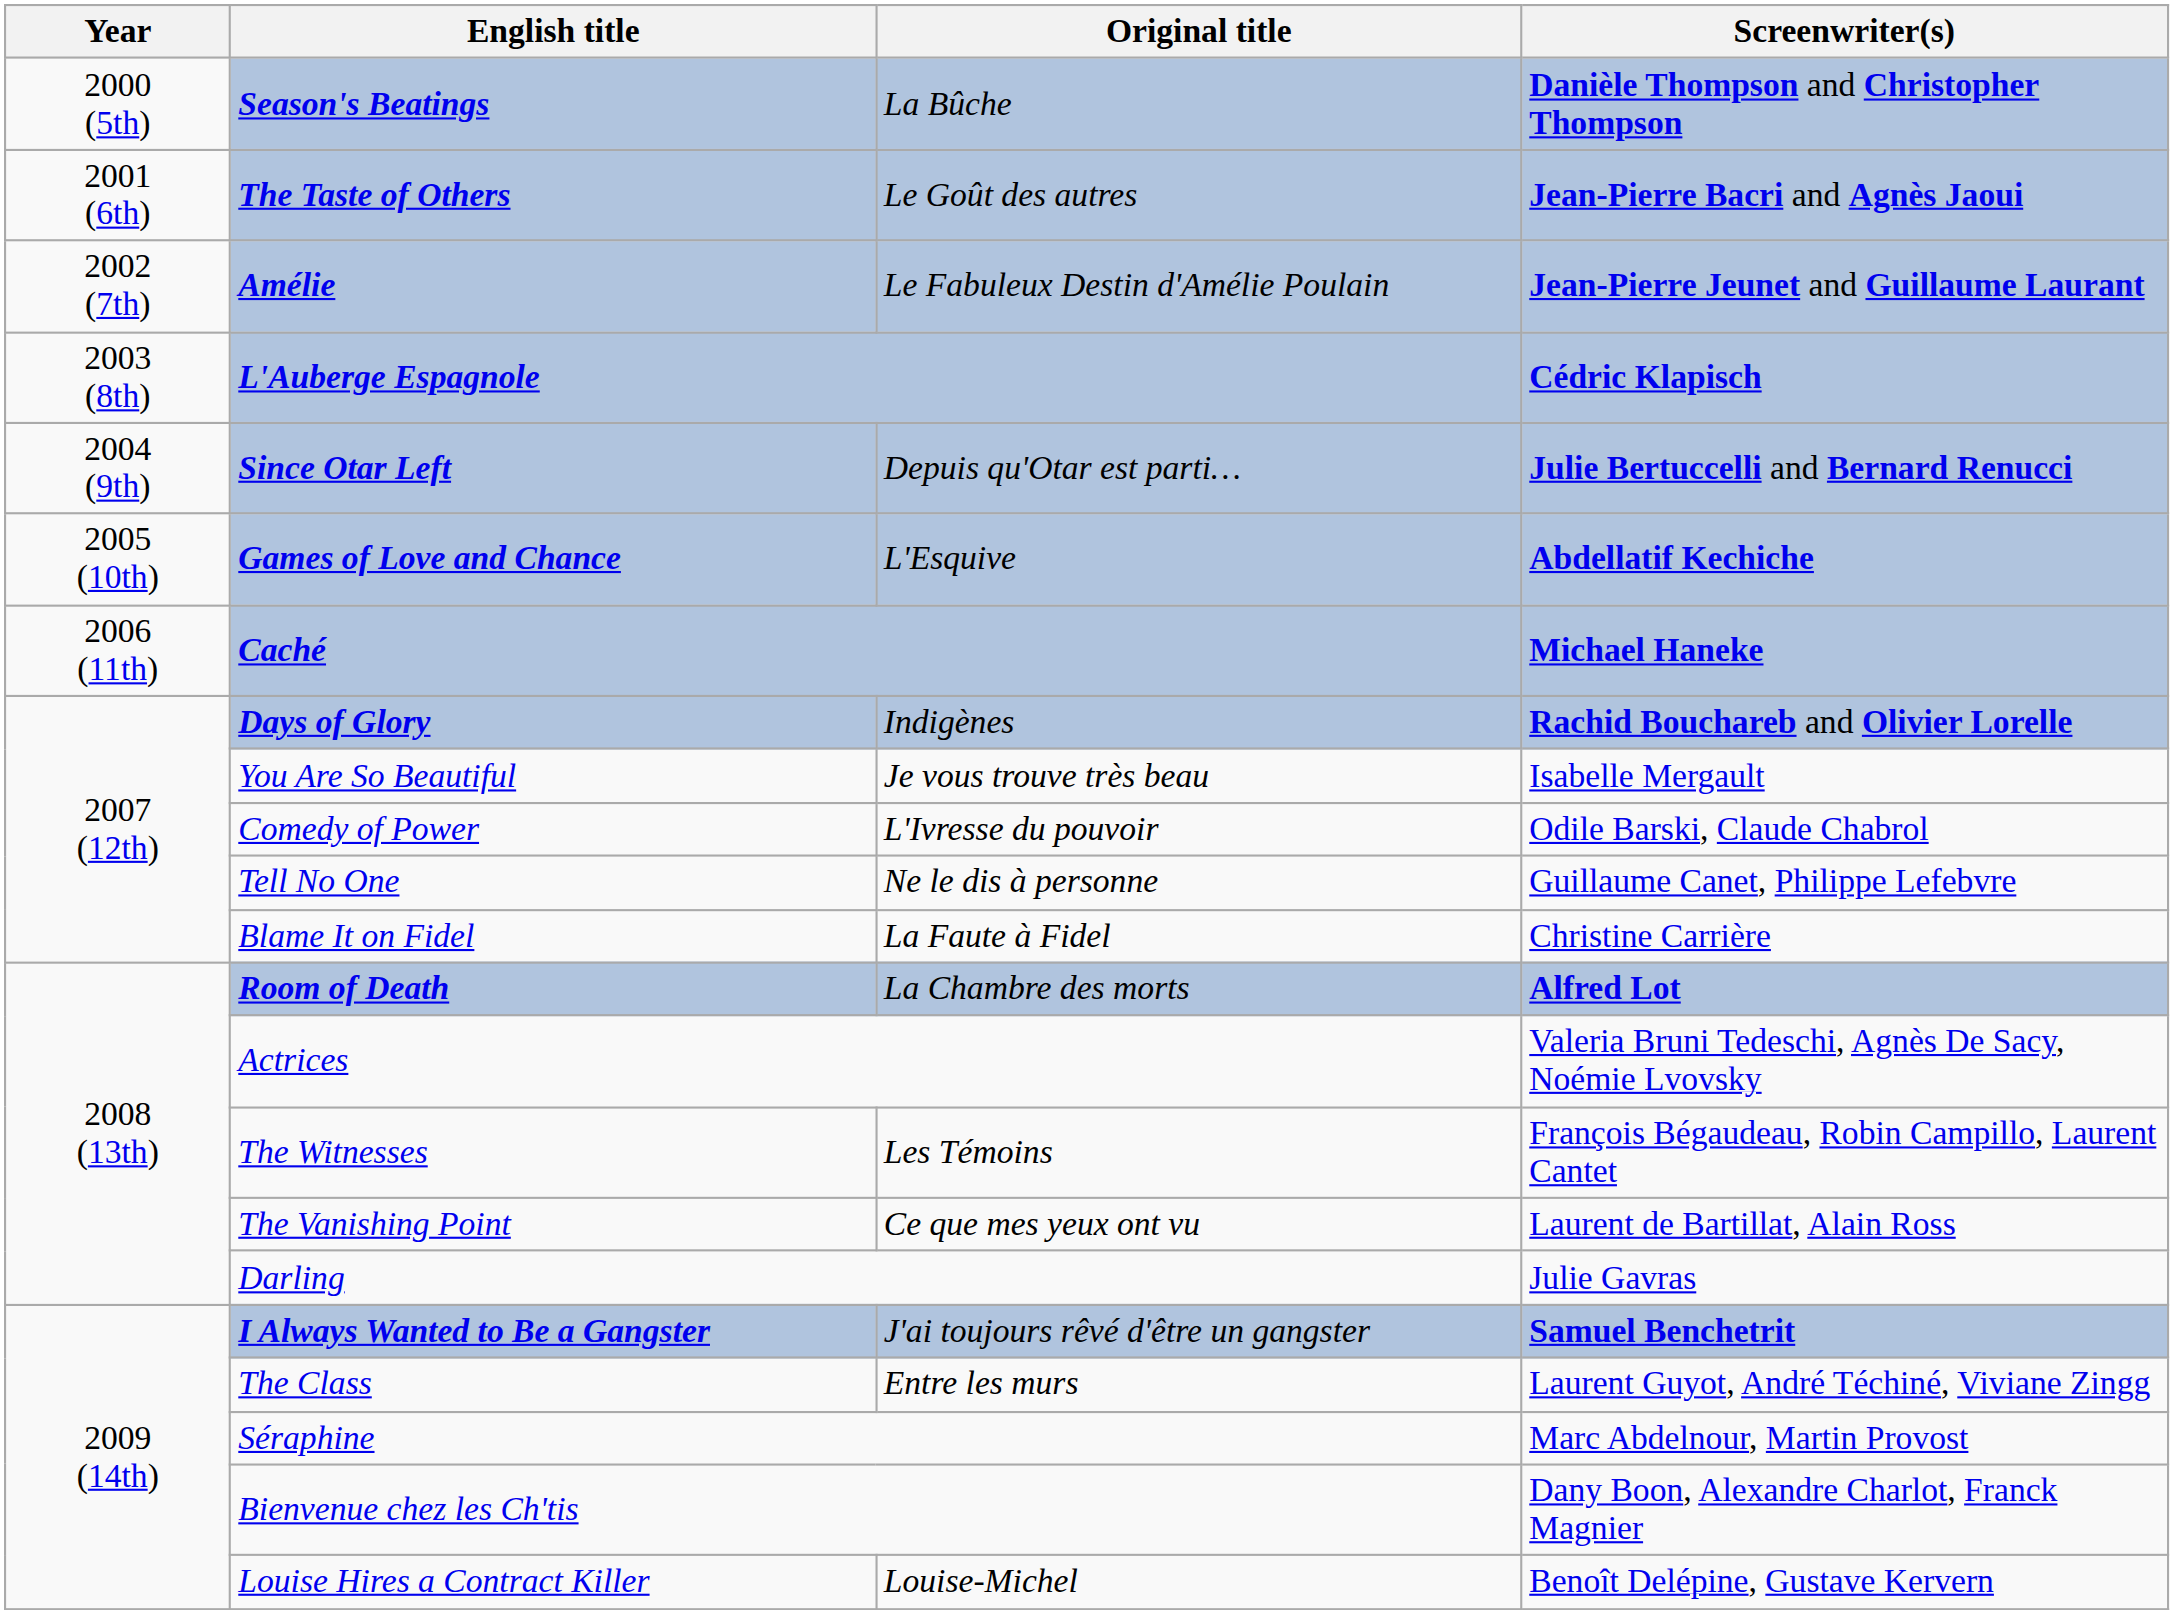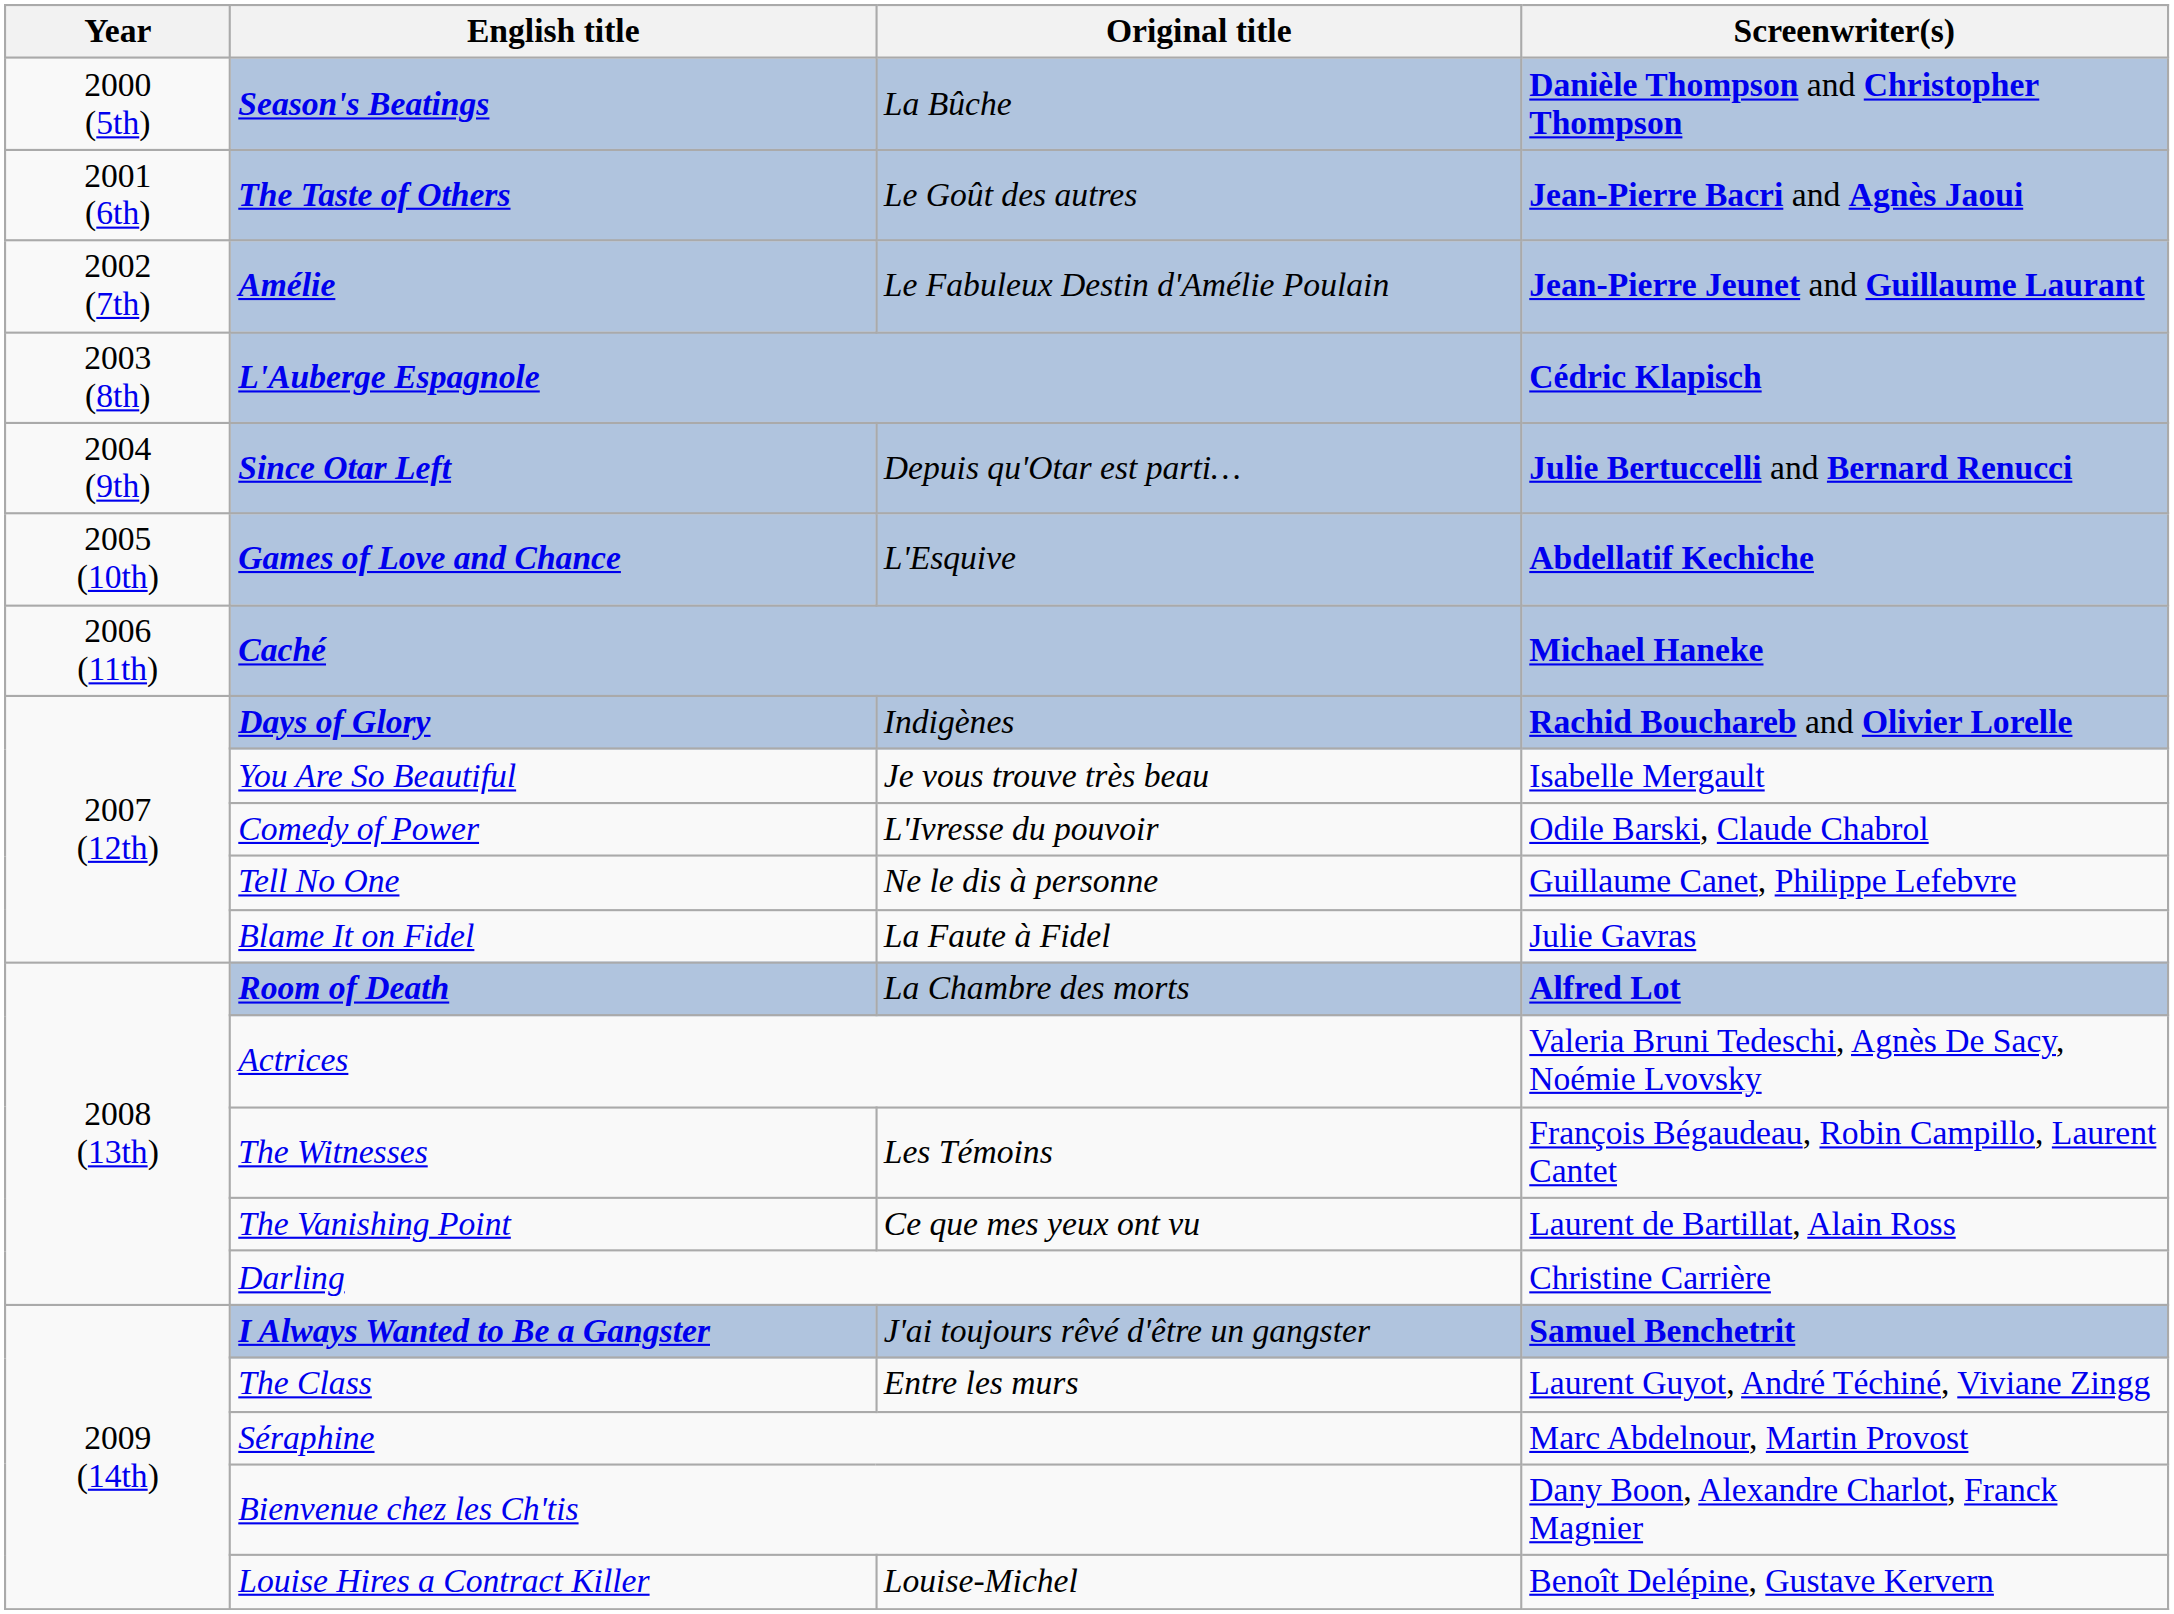(1650, 935) Christine Carrière -> (1613, 935) Julie Gavras
(1613, 1277) Julie Gavras -> (1650, 1277) Christine Carrière
